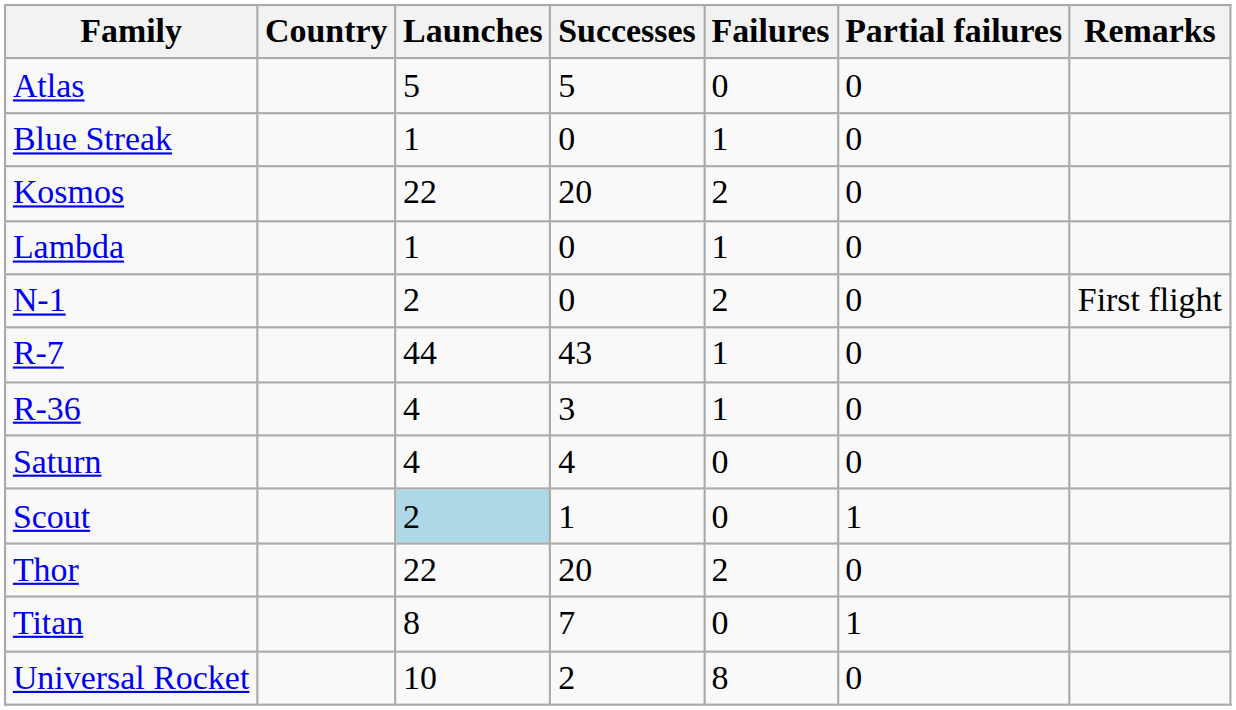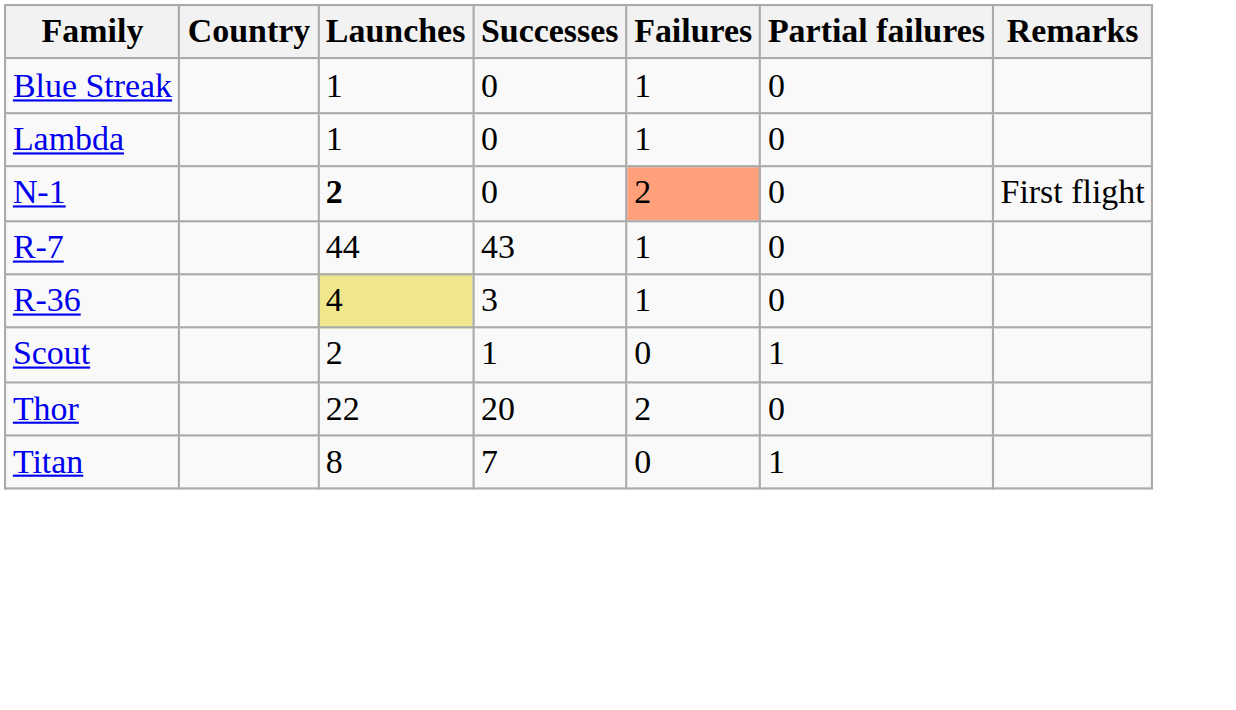- row: (49, 85)
- row: (68, 192)
(412, 300) normal -> (334, 192) bold
(720, 300) no background -> (643, 192) lightsalmon background
(412, 407) no background -> (334, 300) khaki background
- row: (57, 461)
(412, 515) lightblue background -> (334, 354) no background
- row: (131, 676)
